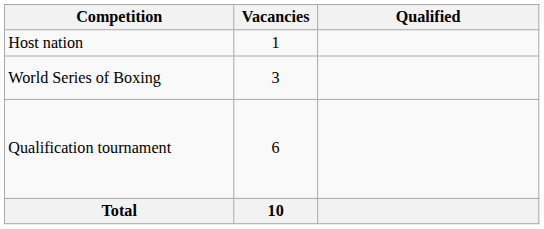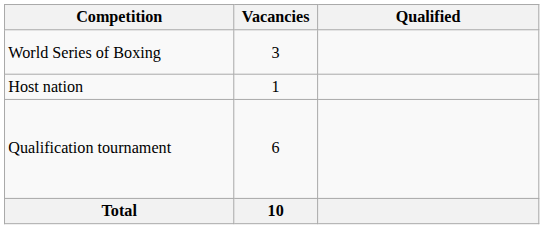rows swapped: (46, 42) <-> (85, 77)
